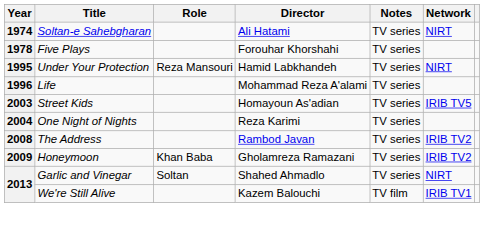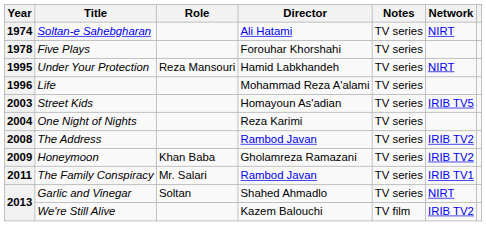+ row: (20, 175)
(449, 193) IRIB TV1 -> (451, 211) IRIB TV2
